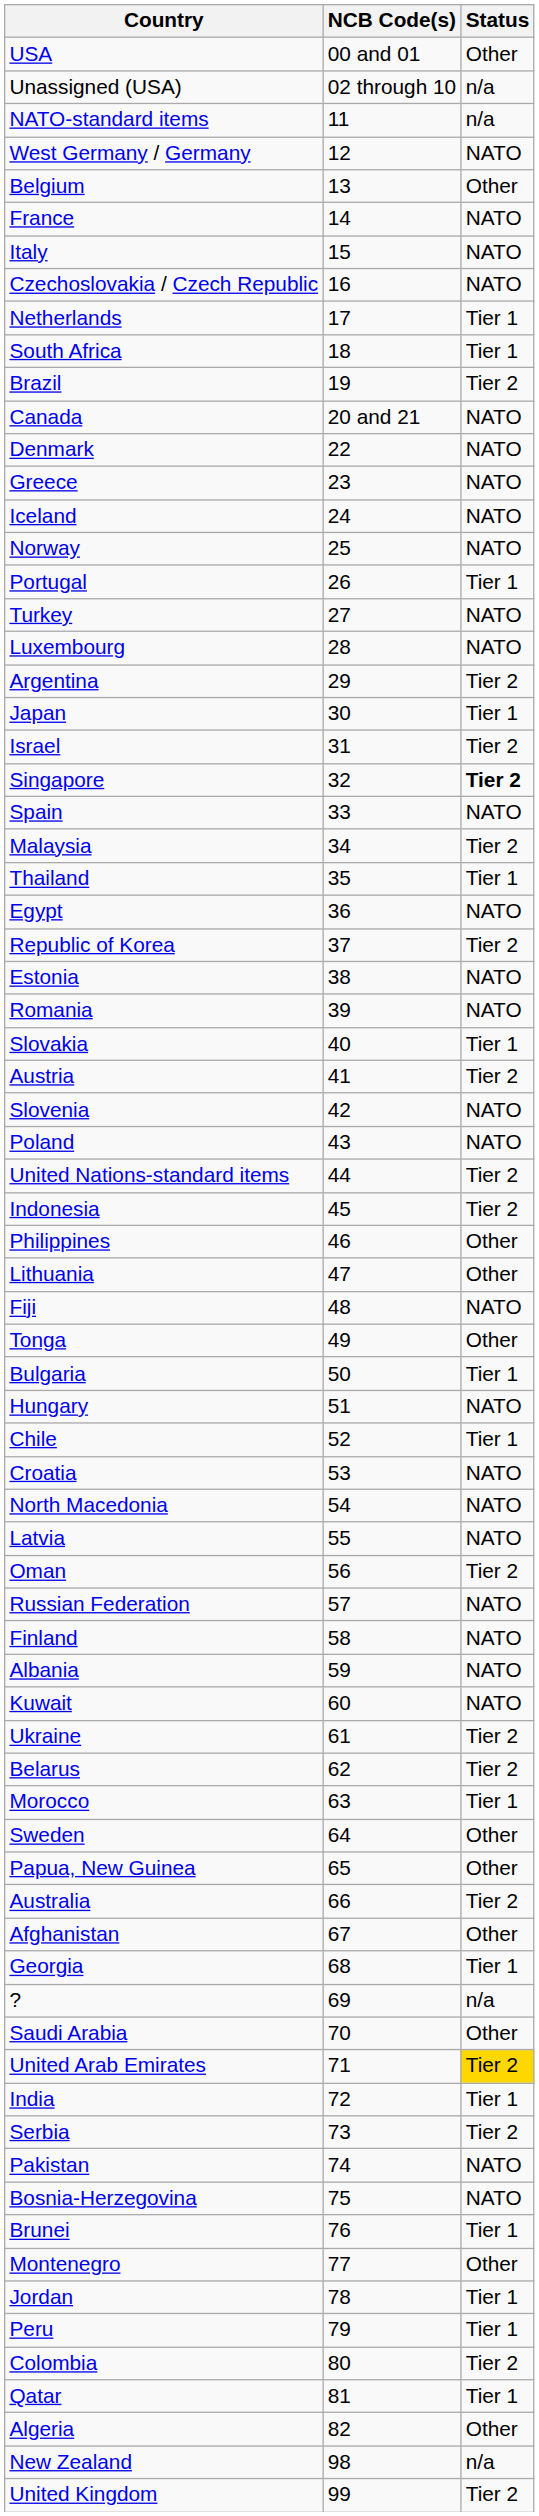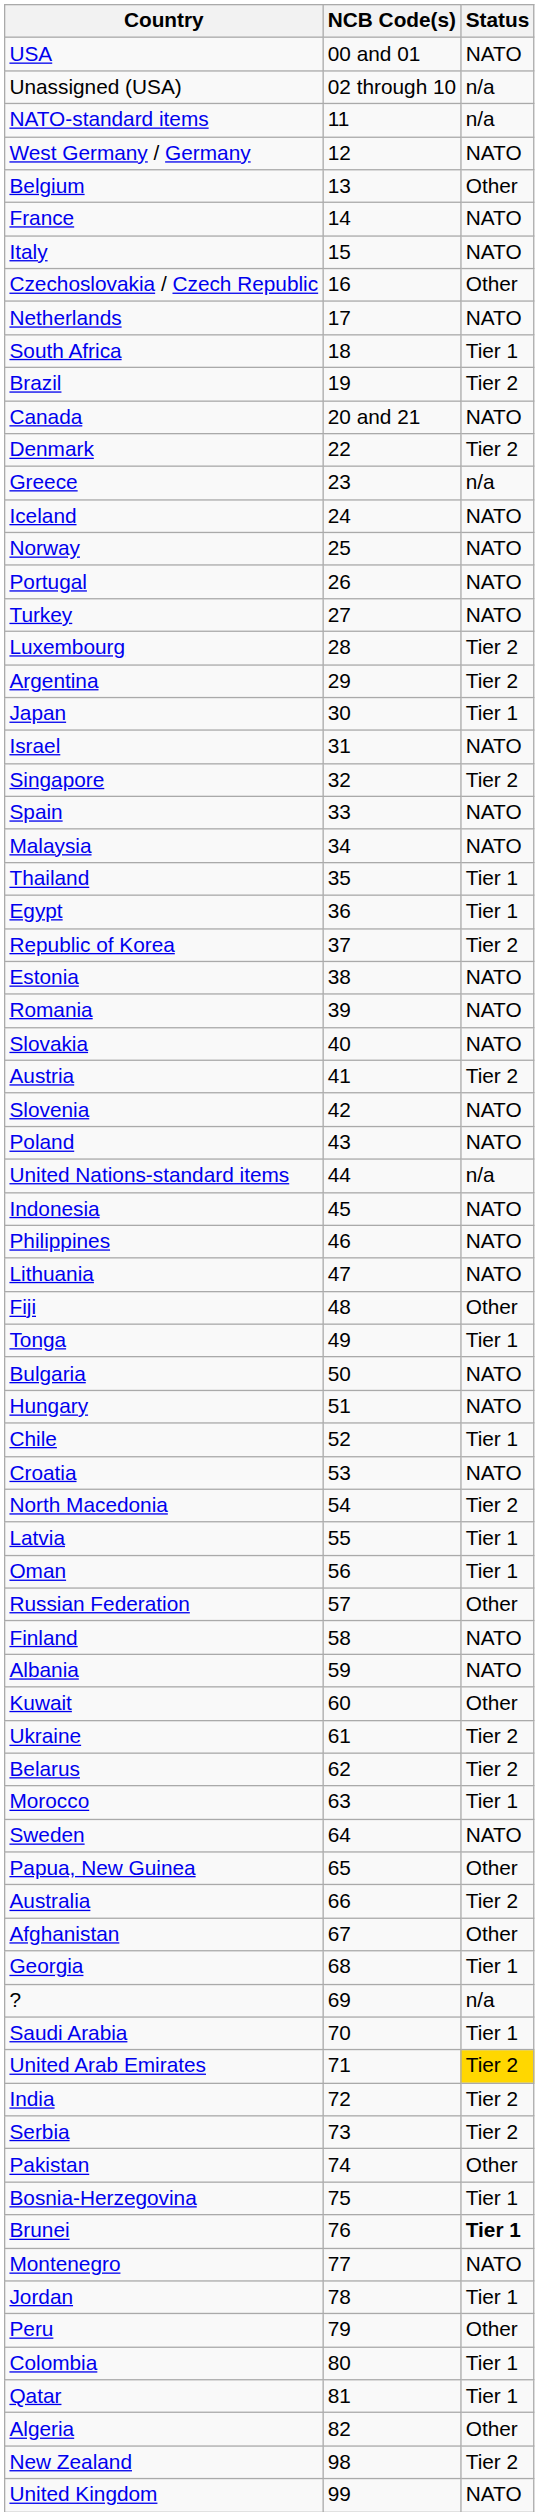(492, 53) Other -> (494, 53) NATO
(494, 284) NATO -> (492, 284) Other
(492, 317) Tier 1 -> (494, 317) NATO
(494, 449) NATO -> (492, 449) Tier 2
(494, 482) NATO -> (480, 482) n/a
(492, 581) Tier 1 -> (494, 581) NATO
(494, 647) NATO -> (492, 647) Tier 2
(492, 746) Tier 2 -> (494, 746) NATO
(493, 779) bold -> (492, 779) normal
(492, 845) Tier 2 -> (494, 845) NATO
(494, 911) NATO -> (492, 911) Tier 1
(492, 1043) Tier 1 -> (494, 1043) NATO
(492, 1175) Tier 2 -> (480, 1175) n/a
(492, 1208) Tier 2 -> (494, 1208) NATO
(492, 1241) Other -> (494, 1241) NATO
(492, 1274) Other -> (494, 1274) NATO
(494, 1307) NATO -> (492, 1307) Other
(492, 1340) Other -> (492, 1340) Tier 1
(492, 1373) Tier 1 -> (494, 1373) NATO
(494, 1505) NATO -> (492, 1505) Tier 2
(494, 1538) NATO -> (492, 1538) Tier 1
(492, 1571) Tier 2 -> (492, 1571) Tier 1
(494, 1604) NATO -> (492, 1604) Other
(494, 1703) NATO -> (492, 1703) Other
(492, 1835) Other -> (494, 1835) NATO
(492, 2033) Other -> (492, 2033) Tier 1
(492, 2099) Tier 1 -> (492, 2099) Tier 2
(494, 2165) NATO -> (492, 2165) Other
(494, 2198) NATO -> (492, 2198) Tier 1
(492, 2231) normal -> (493, 2231) bold
(492, 2264) Other -> (494, 2264) NATO
(492, 2330) Tier 1 -> (492, 2330) Other
(492, 2363) Tier 2 -> (492, 2363) Tier 1
(480, 2462) n/a -> (492, 2462) Tier 2
(492, 2495) Tier 2 -> (494, 2495) NATO
